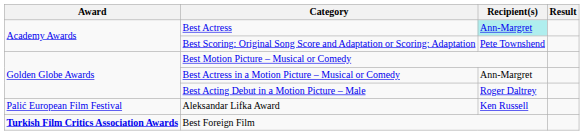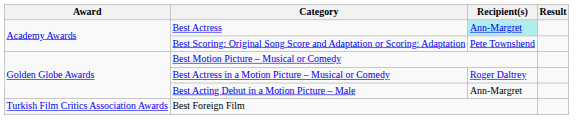(506, 75) Ann-Margret -> (498, 75) Roger Daltrey
(508, 91) Roger Daltrey -> (496, 91) Ann-Margret
- row: (231, 106)
(92, 122) bold -> (87, 106) normal
